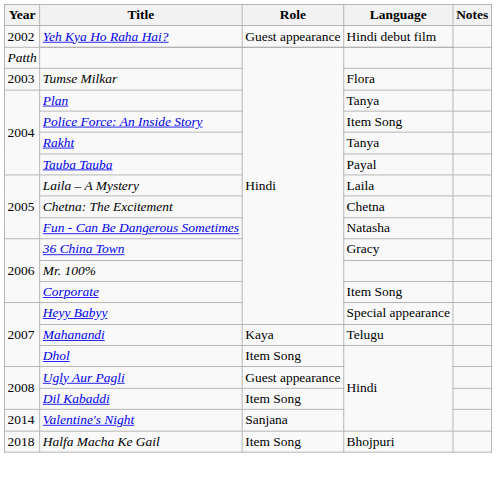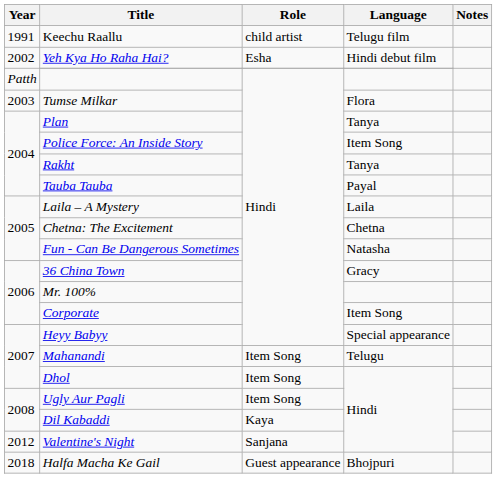+ row: (83, 36)
(293, 36) Guest appearance -> (258, 57) Esha
(259, 334) Kaya -> (273, 356) Item Song
(293, 377) Guest appearance -> (273, 398) Item Song
(273, 398) Item Song -> (259, 420) Kaya
(21, 420) 2014 -> (21, 441) 2012
(273, 441) Item Song -> (293, 462) Guest appearance
